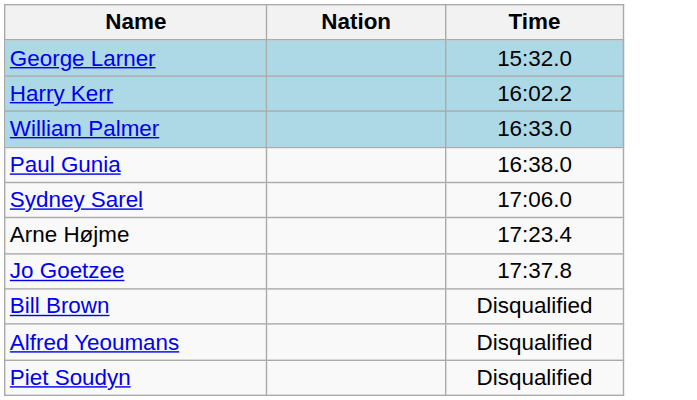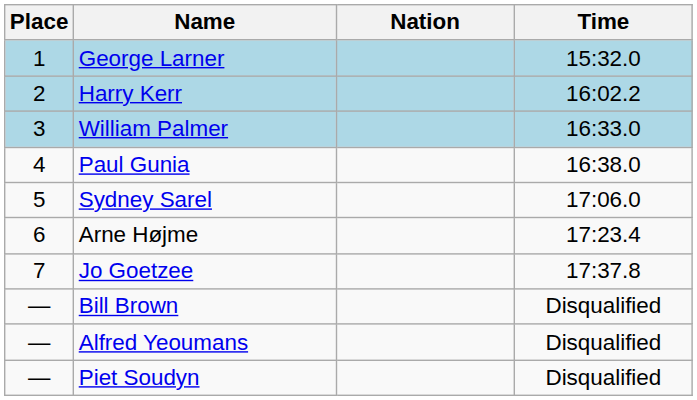+ column: (39, 22)
